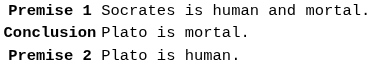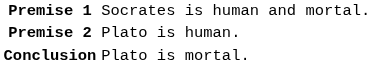rows swapped: (50, 56) <-> (50, 33)
